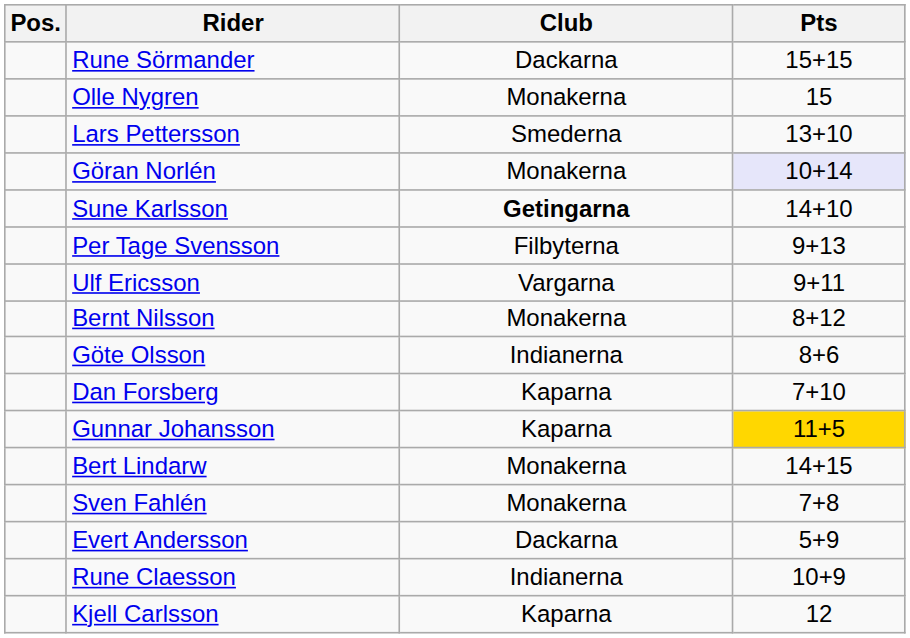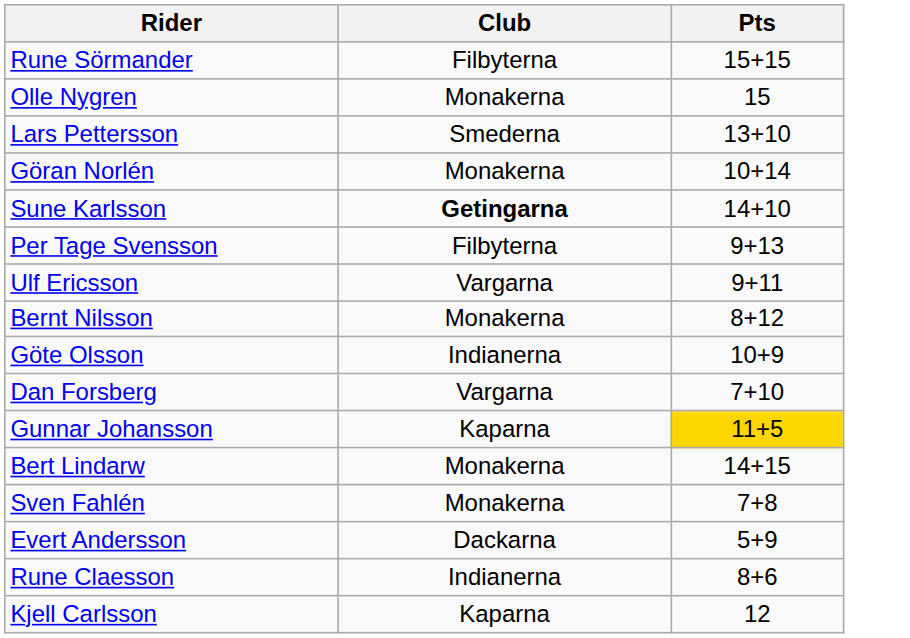- column: (36, 23)
(566, 60) Dackarna -> (505, 60) Filbyterna
(819, 171) lavender background -> (757, 171) no background
(819, 356) 8+6 -> (757, 356) 10+9
(566, 392) Kaparna -> (505, 392) Vargarna
(819, 577) 10+9 -> (757, 577) 8+6
